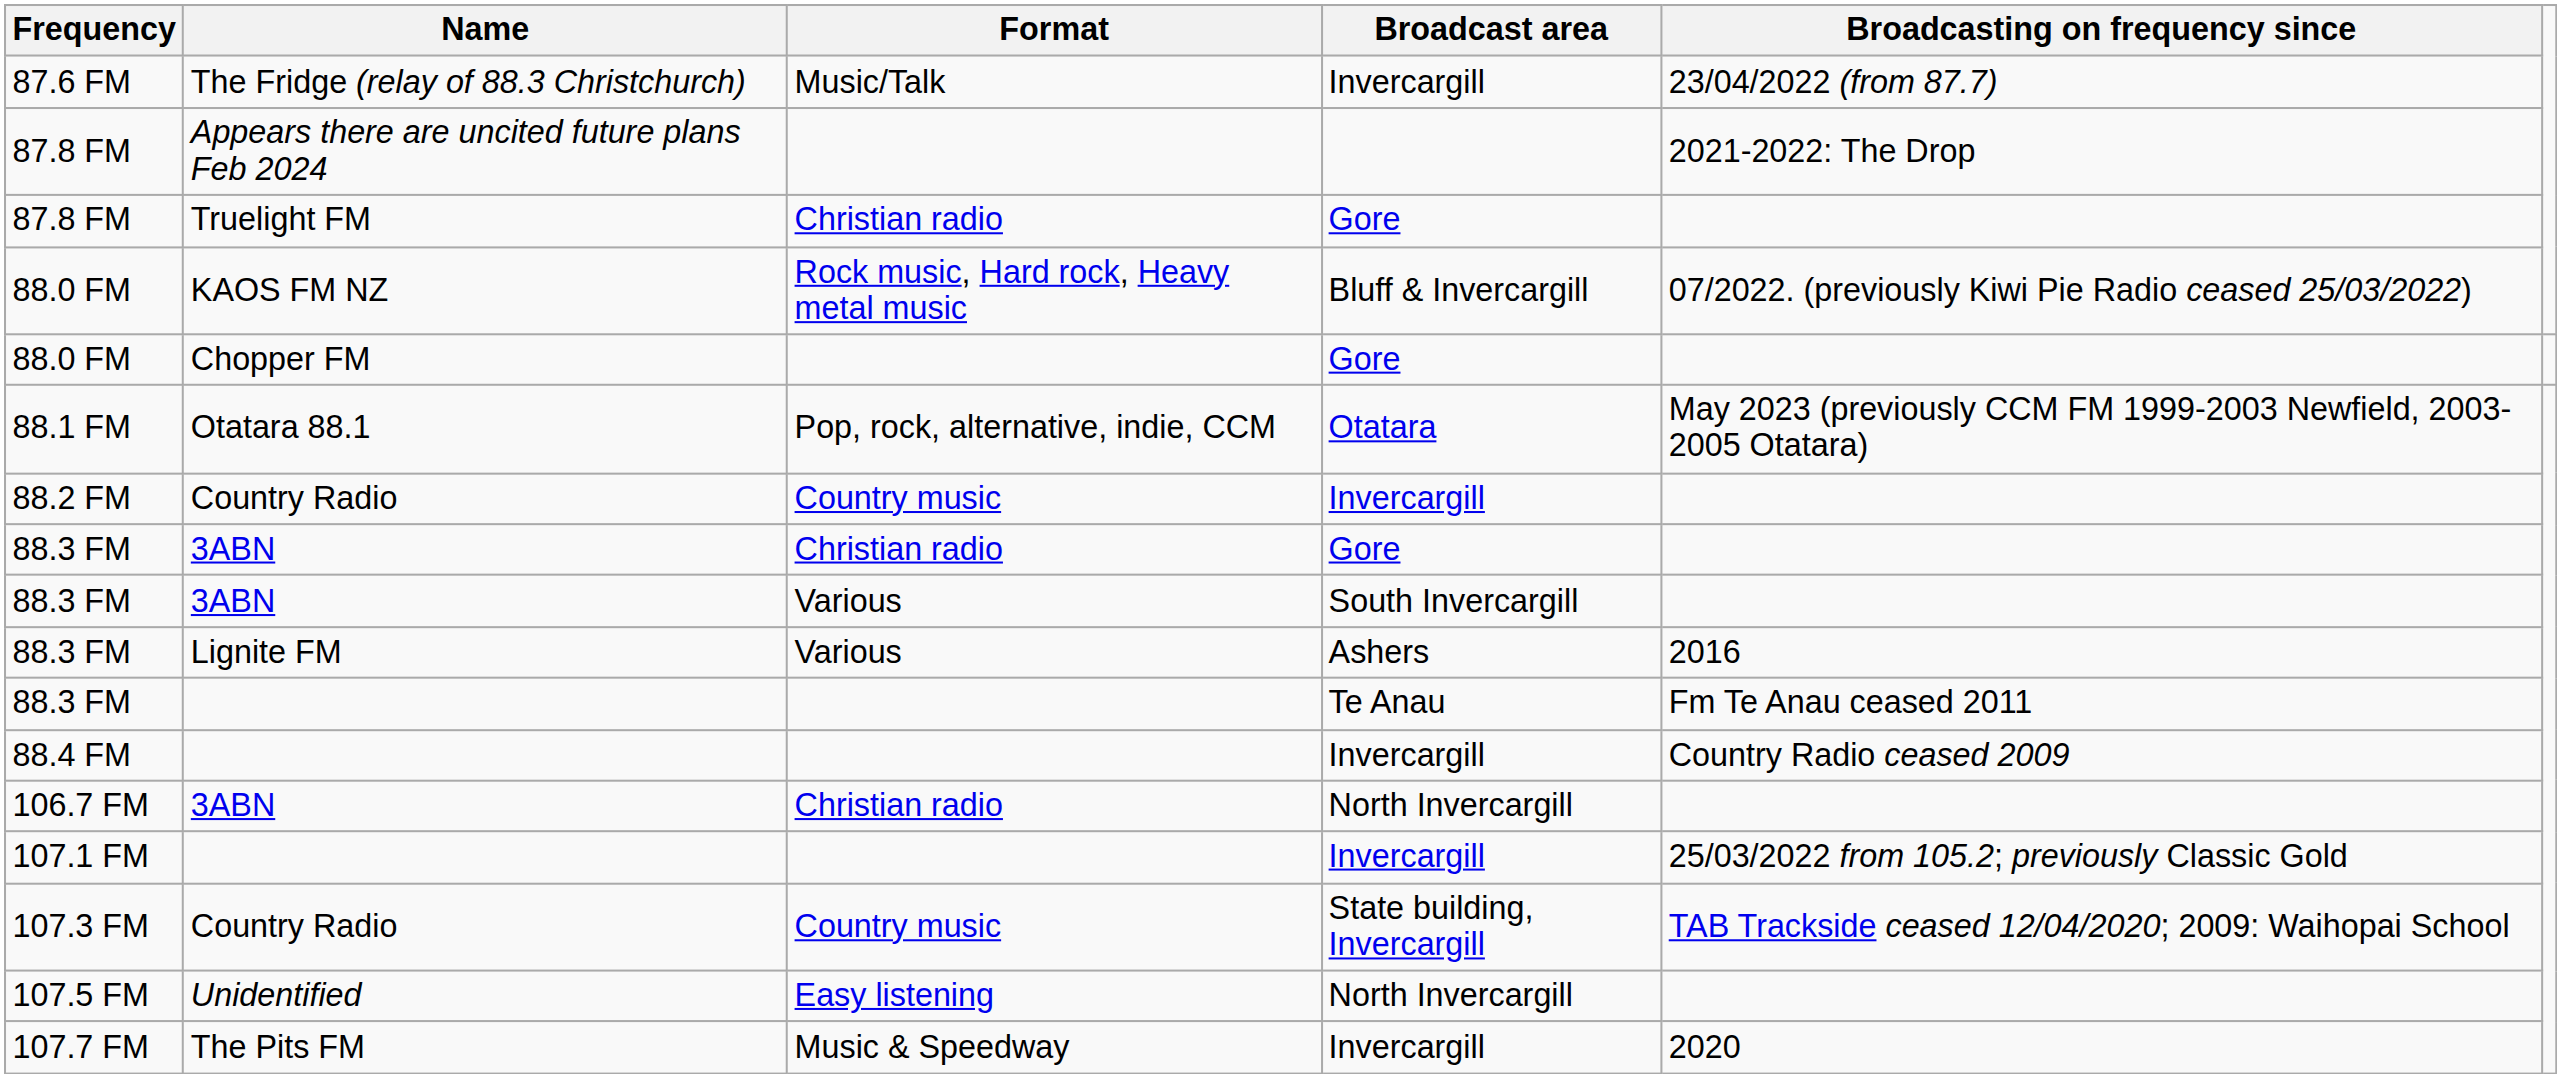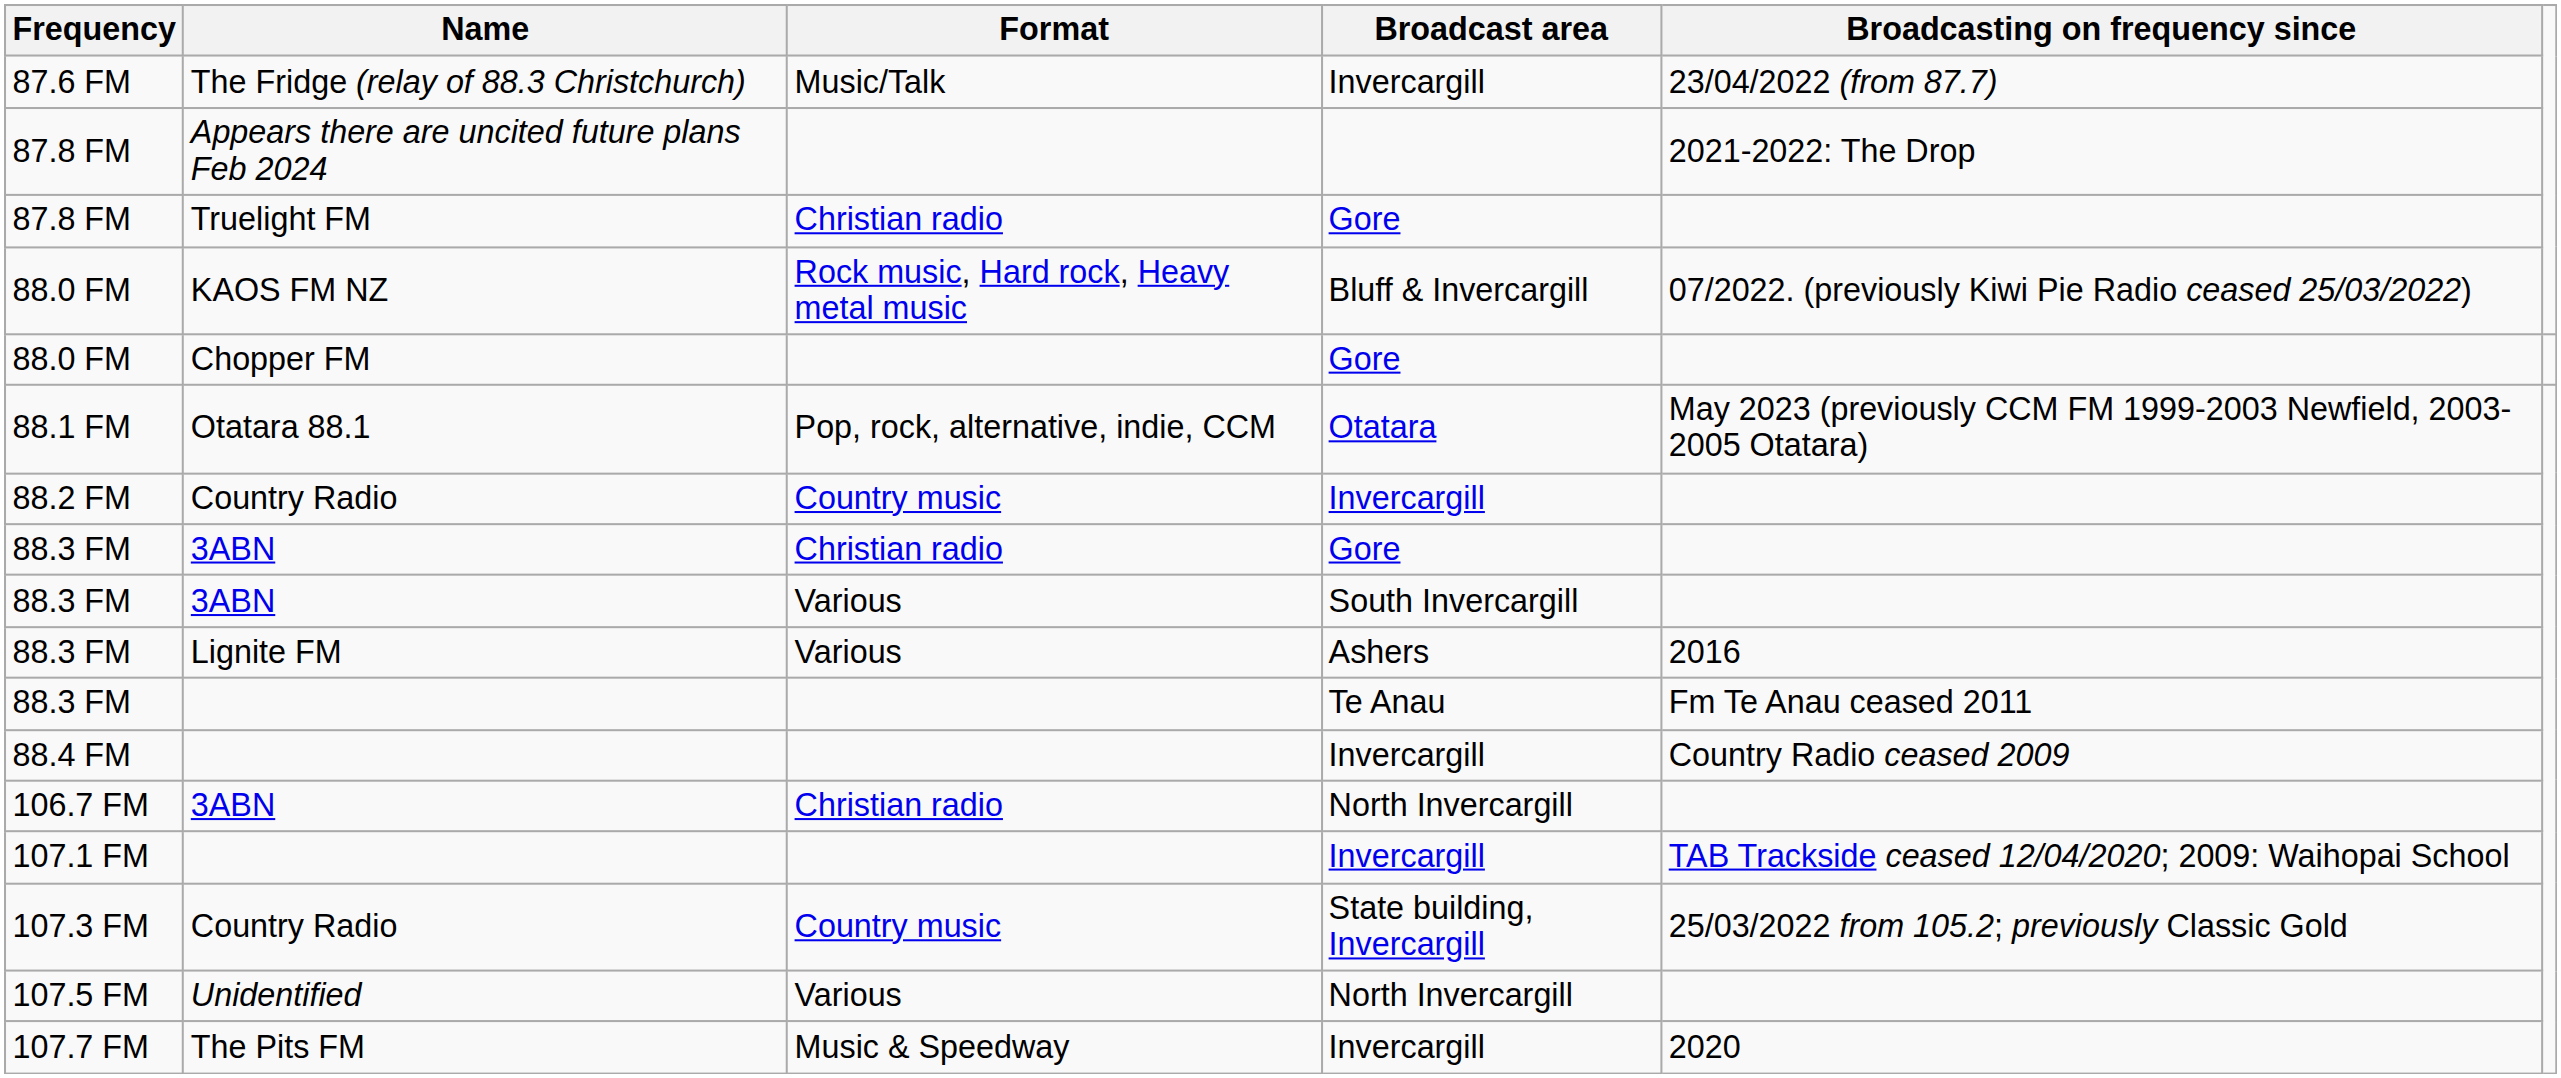(2008, 856) 25/03/2022 from 105.2; previously Classic Gold -> (2089, 856) TAB Trackside ceased 12/04/2020; 2009: Waihopai School
(2089, 926) TAB Trackside ceased 12/04/2020; 2009: Waihopai School -> (2008, 926) 25/03/2022 from 105.2; previously Classic Gold
(894, 995) Easy listening -> (848, 995) Various
